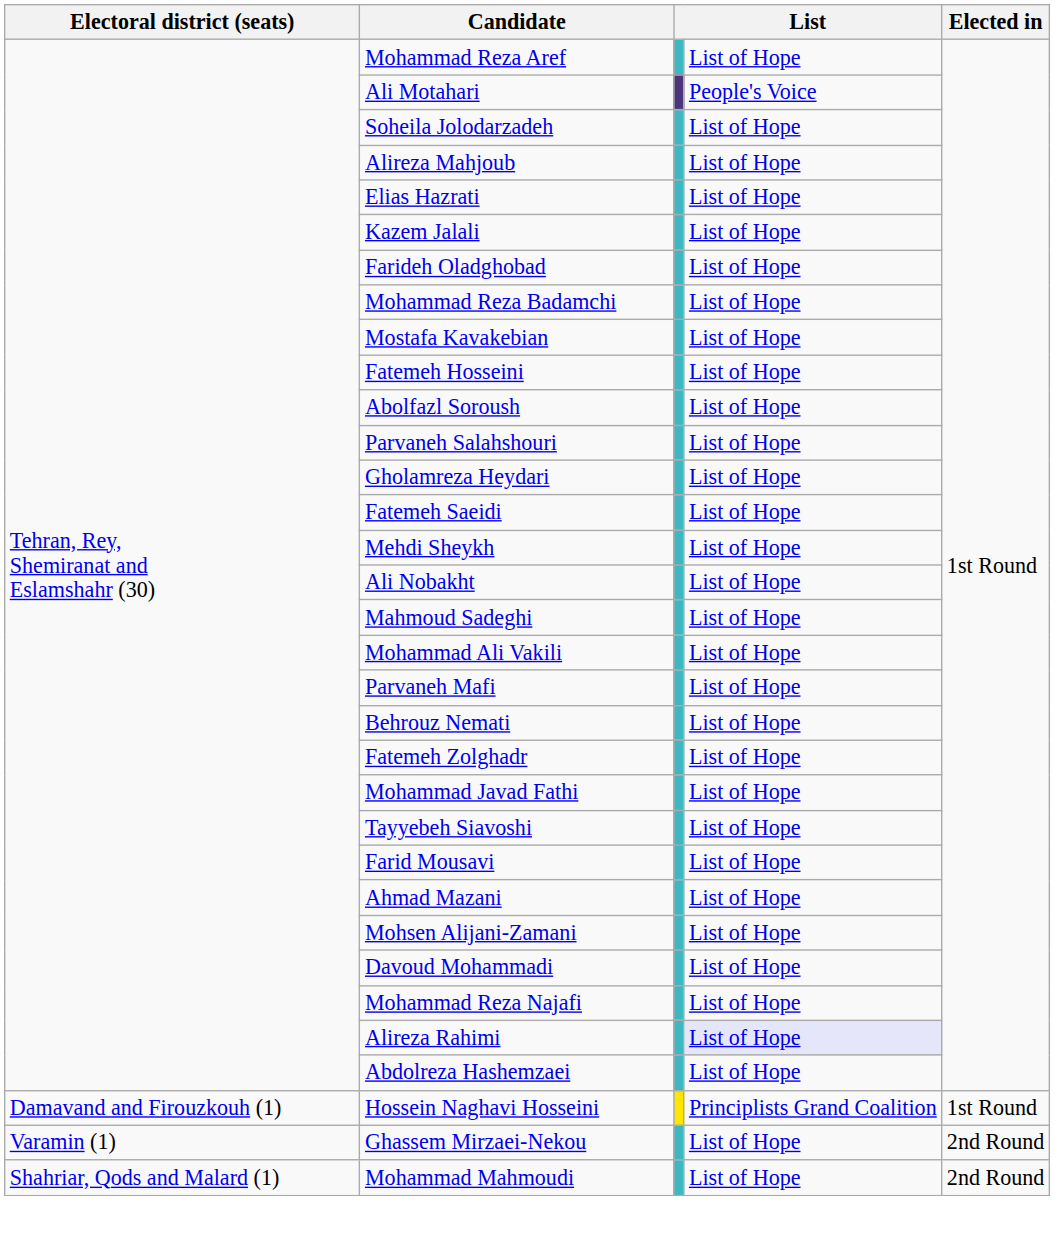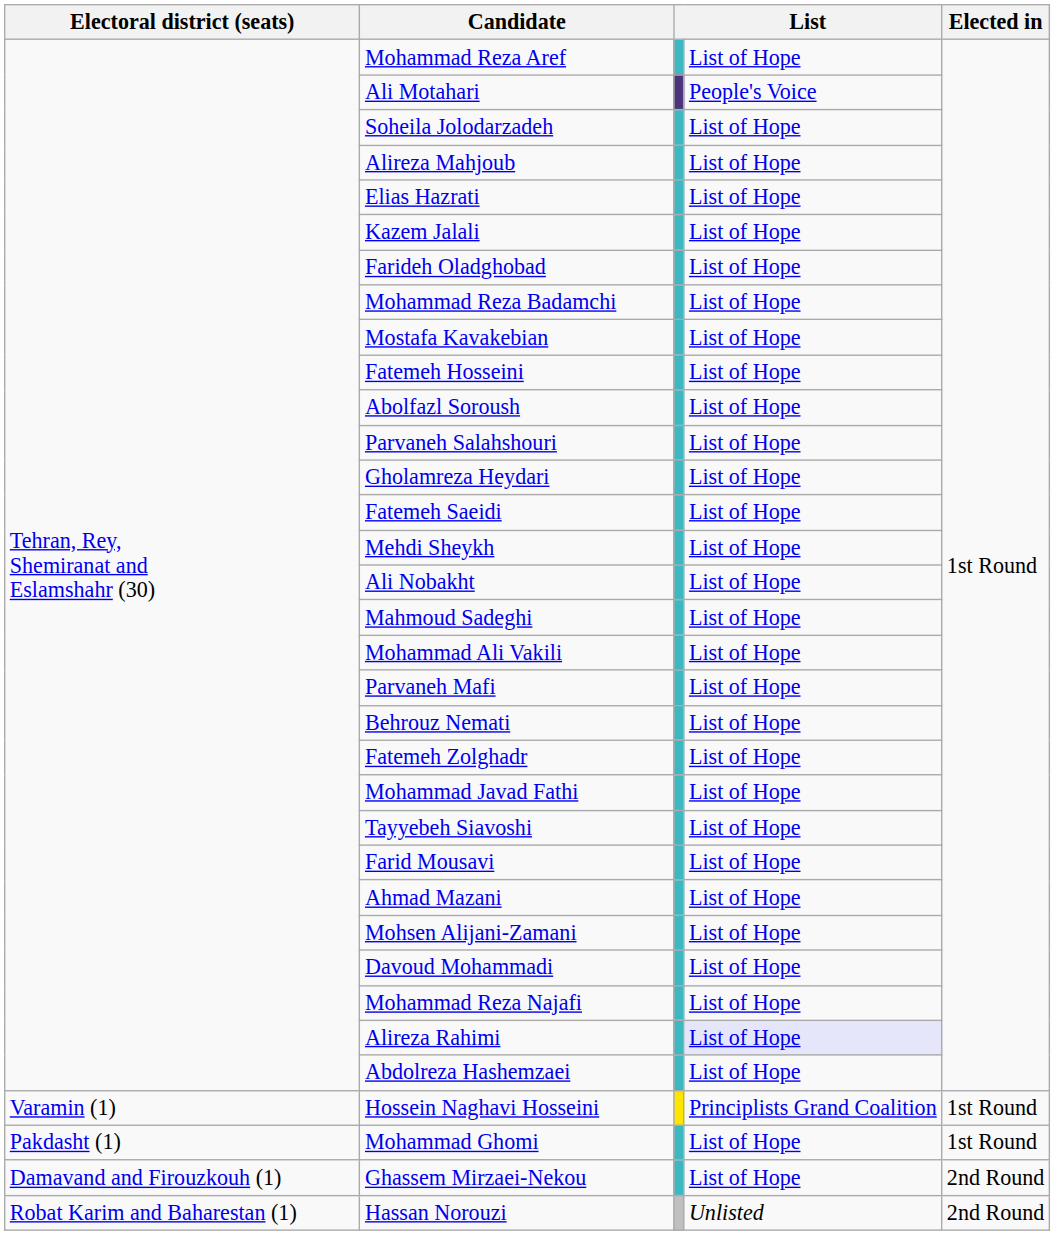(146, 1107) Damavand and Firouzkouh (1) -> (63, 1107) Varamin (1)
+ row: (452, 1142)
(63, 1142) Varamin (1) -> (146, 1177) Damavand and Firouzkouh (1)
+ row: (436, 1212)
- row: (470, 1177)
